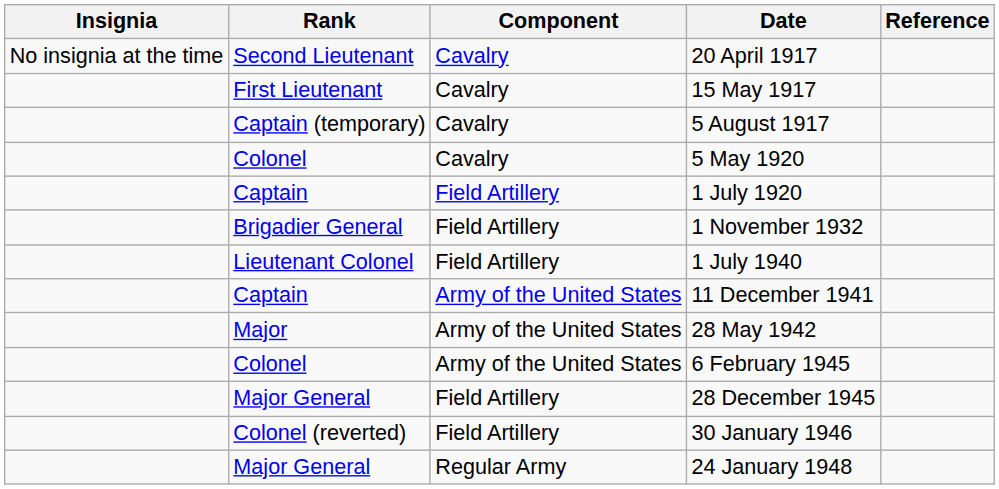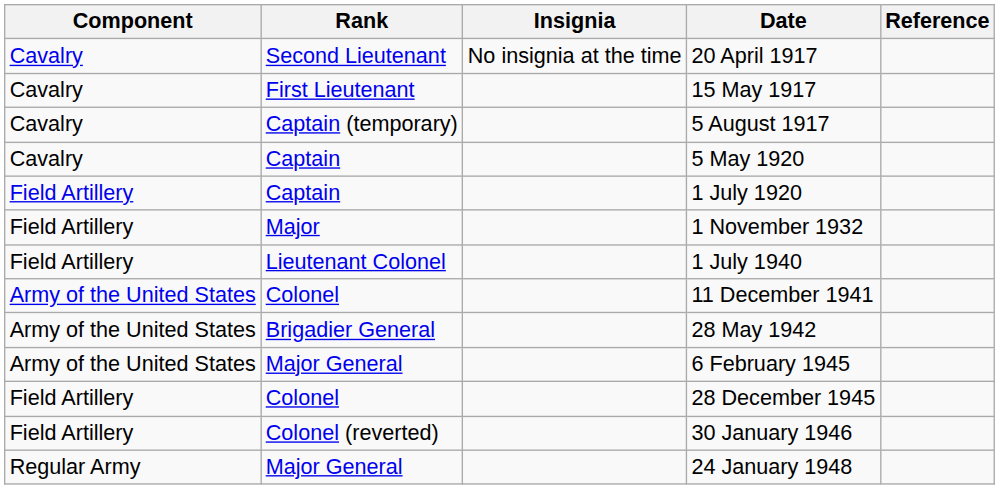columns swapped: (117, 21) <-> (558, 21)
(270, 158) Colonel -> (303, 158) Captain
(318, 227) Brigadier General -> (293, 227) Major
(271, 295) Captain -> (302, 295) Colonel
(260, 329) Major -> (350, 329) Brigadier General
(270, 364) Colonel -> (334, 364) Major General
(302, 398) Major General -> (302, 398) Colonel
